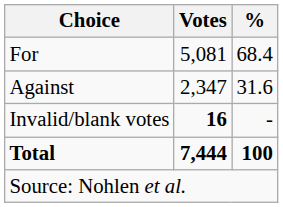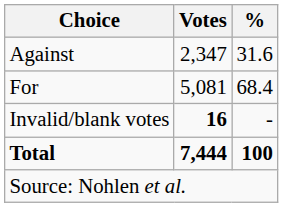rows swapped: (24, 53) <-> (42, 86)
